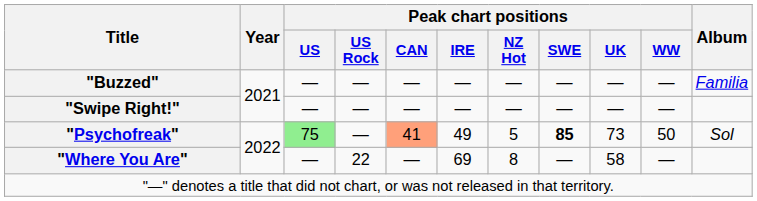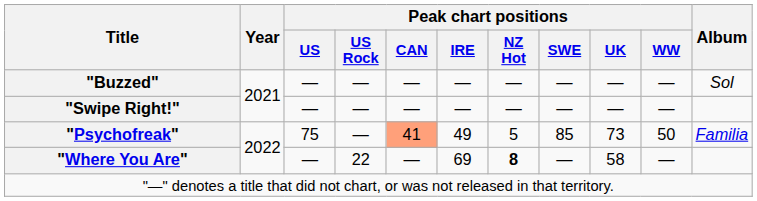(722, 82) Familia -> (722, 82) Sol
(310, 134) lightgreen background -> (310, 134) no background
(564, 134) bold -> (564, 134) normal
(722, 134) Sol -> (722, 134) Familia
(514, 160) normal -> (514, 160) bold
